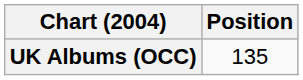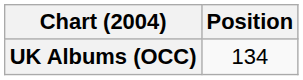(250, 56) 135 -> (250, 56) 134
